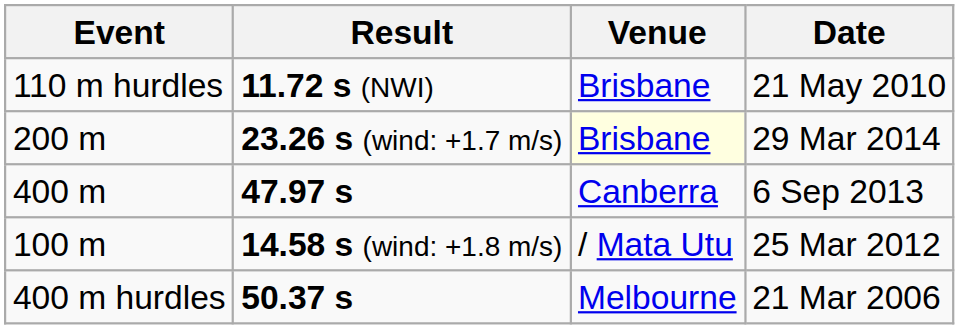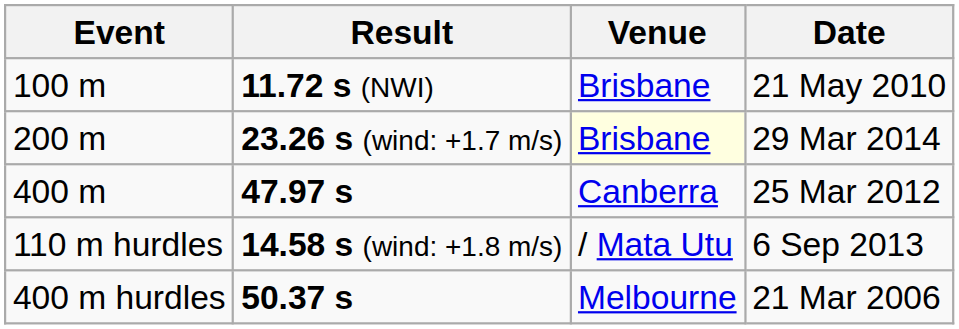(118, 85) 110 m hurdles -> (60, 85) 100 m
(838, 191) 6 Sep 2013 -> (846, 191) 25 Mar 2012
(60, 245) 100 m -> (118, 245) 110 m hurdles
(846, 245) 25 Mar 2012 -> (838, 245) 6 Sep 2013
